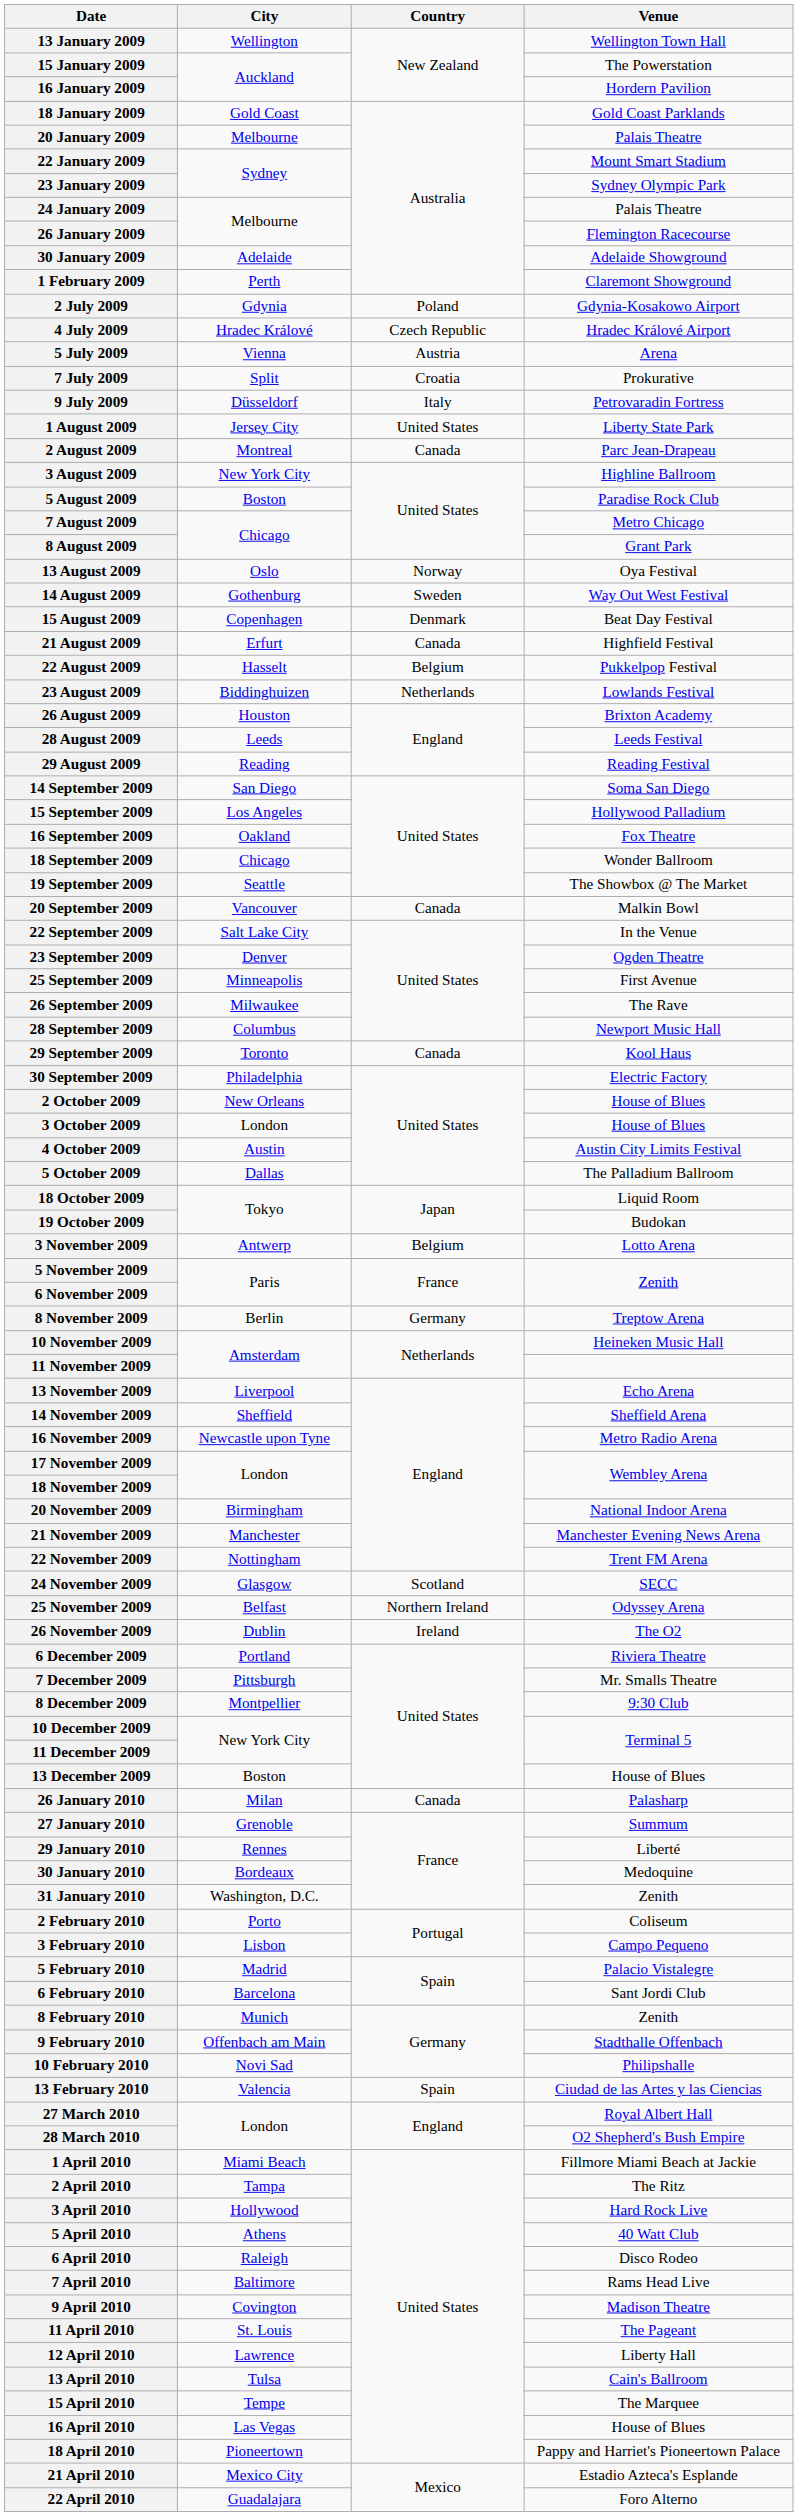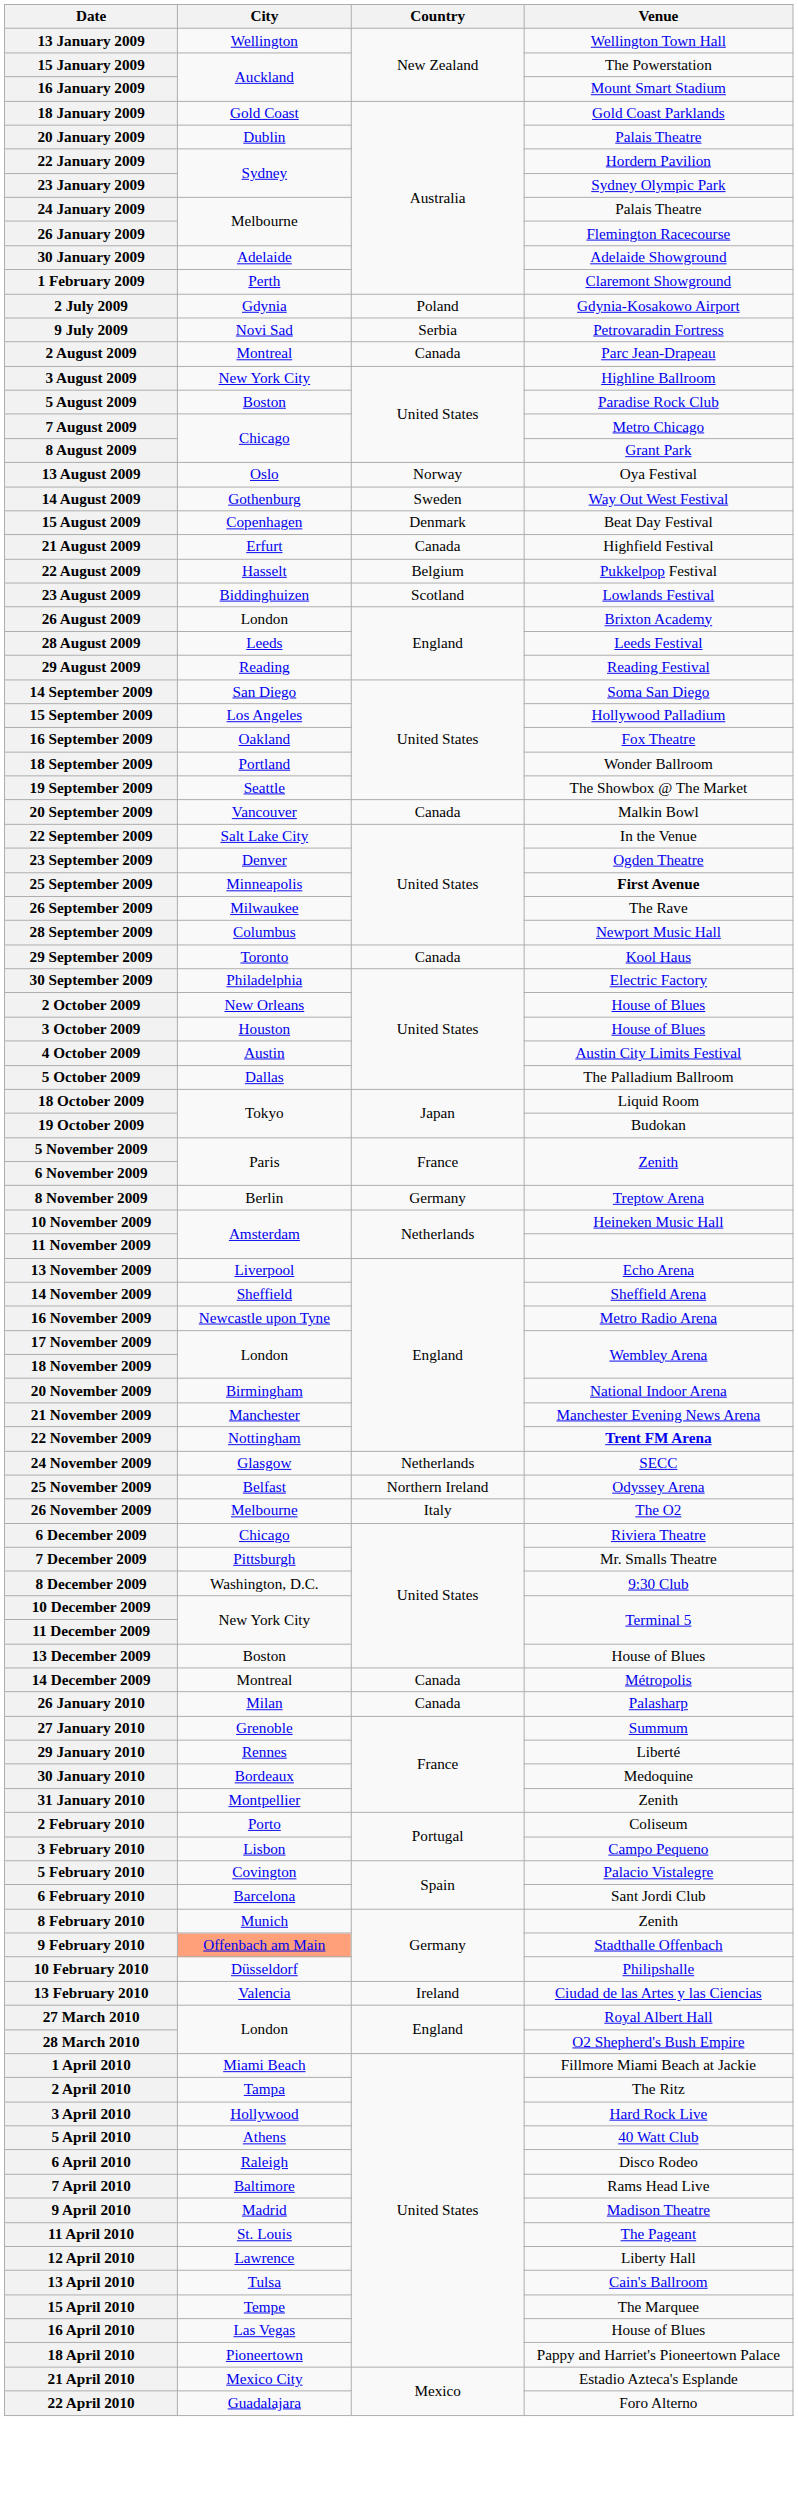(658, 88) Hordern Pavilion -> (658, 88) Mount Smart Stadium
(264, 137) Melbourne -> (264, 137) Dublin
(658, 161) Mount Smart Stadium -> (658, 161) Hordern Pavilion
- row: (91, 329)
- row: (91, 354)
- row: (91, 378)
(264, 402) Düsseldorf -> (264, 329) Novi Sad
(438, 402) Italy -> (438, 329) Serbia
- row: (91, 426)
(438, 691) Netherlands -> (438, 595) Scotland
(264, 715) Houston -> (264, 619) London
(264, 860) Chicago -> (264, 763) Portland
(658, 980) normal -> (658, 884) bold
(264, 1125) London -> (264, 1029) Houston
- row: (91, 1245)
(658, 1559) normal -> (658, 1438) bold
(438, 1583) Scotland -> (438, 1462) Netherlands
(264, 1631) Dublin -> (264, 1511) Melbourne
(438, 1631) Ireland -> (438, 1511) Italy
(264, 1655) Portland -> (264, 1535) Chicago
(264, 1703) Montpellier -> (264, 1583) Washington, D.C.
+ row: (91, 1679)
(264, 1896) Washington, D.C. -> (264, 1800) Montpellier
(264, 1969) Madrid -> (264, 1872) Covington
(264, 2041) no background -> (264, 1945) lightsalmon background
(264, 2065) Novi Sad -> (264, 1969) Düsseldorf
(438, 2089) Spain -> (438, 1993) Ireland
(264, 2306) Covington -> (264, 2210) Madrid
